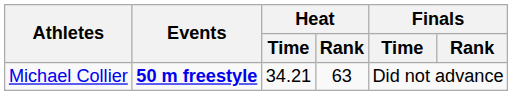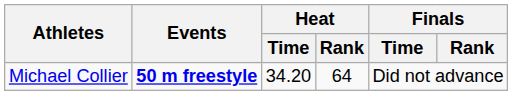(288, 77) 34.21 -> (288, 77) 34.20
(342, 77) 63 -> (342, 77) 64
